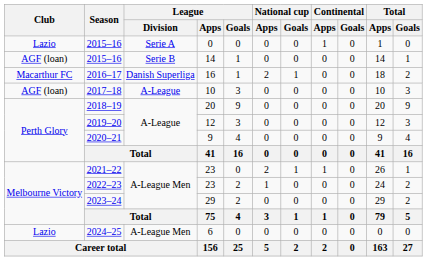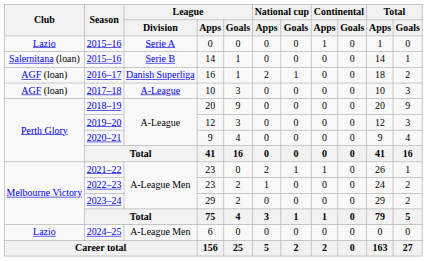(44, 59) AGF (loan) -> (44, 59) Salernitana (loan)
(44, 75) Macarthur FC -> (44, 75) AGF (loan)
